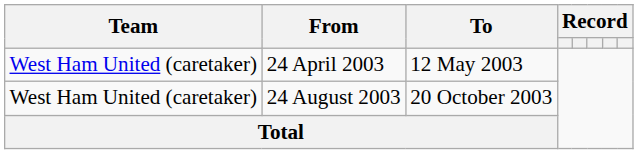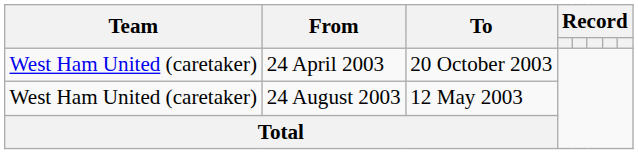(467, 64) 12 May 2003 -> (481, 64) 20 October 2003
(481, 97) 20 October 2003 -> (467, 97) 12 May 2003
